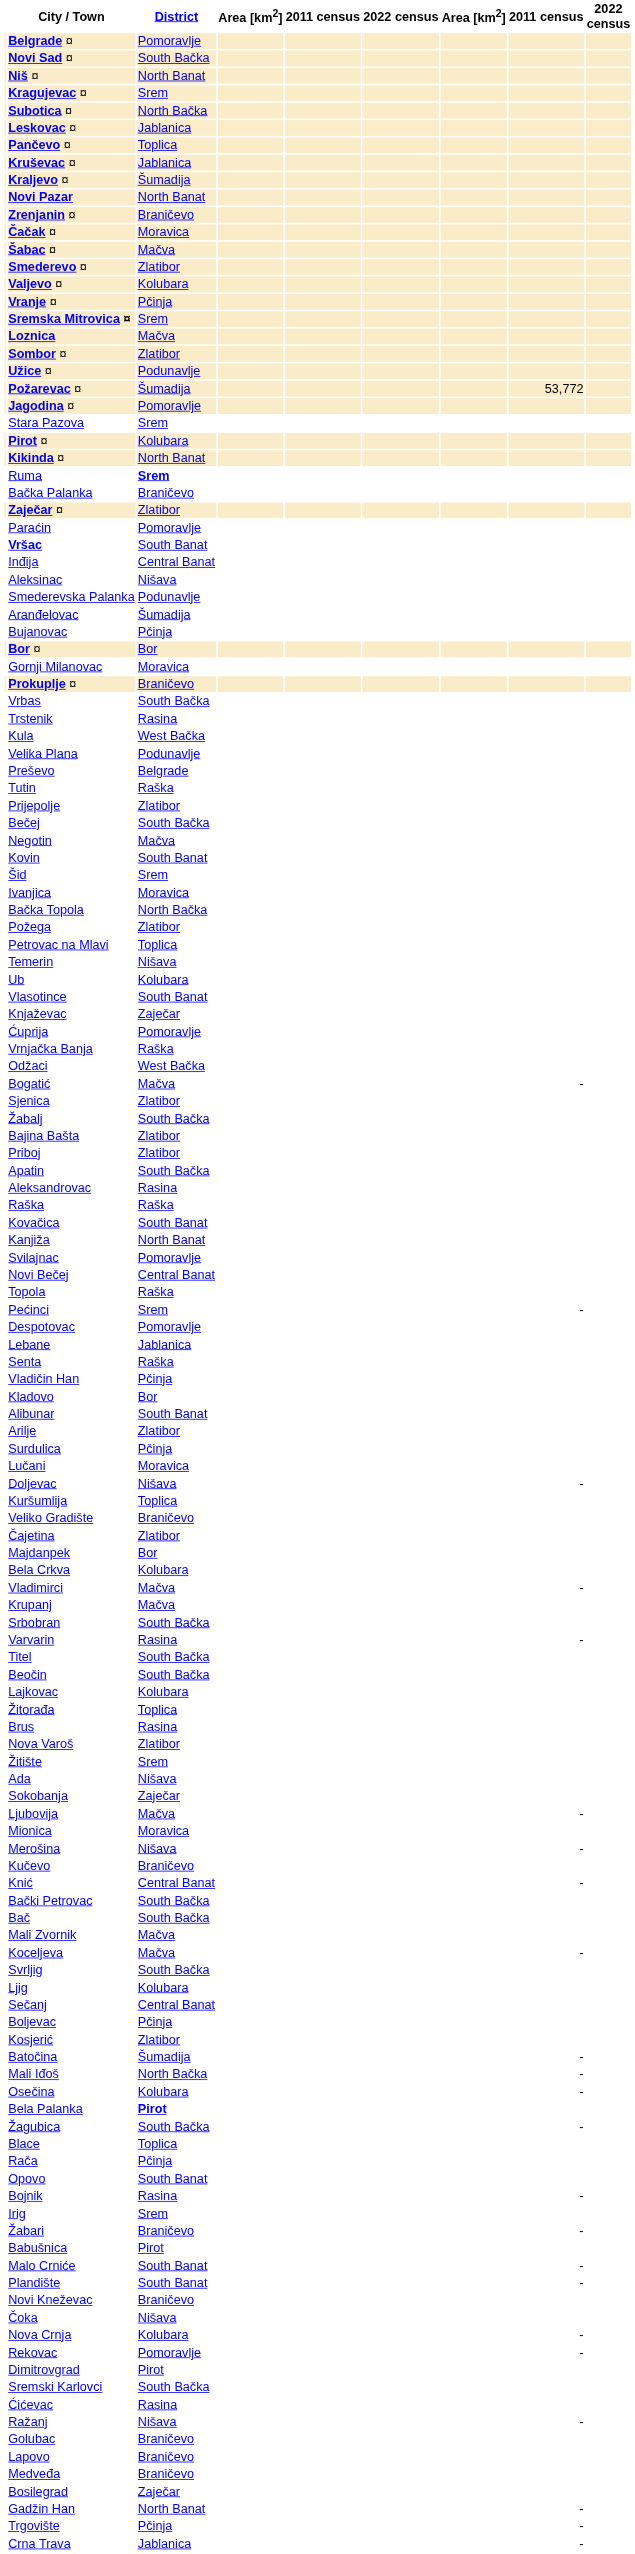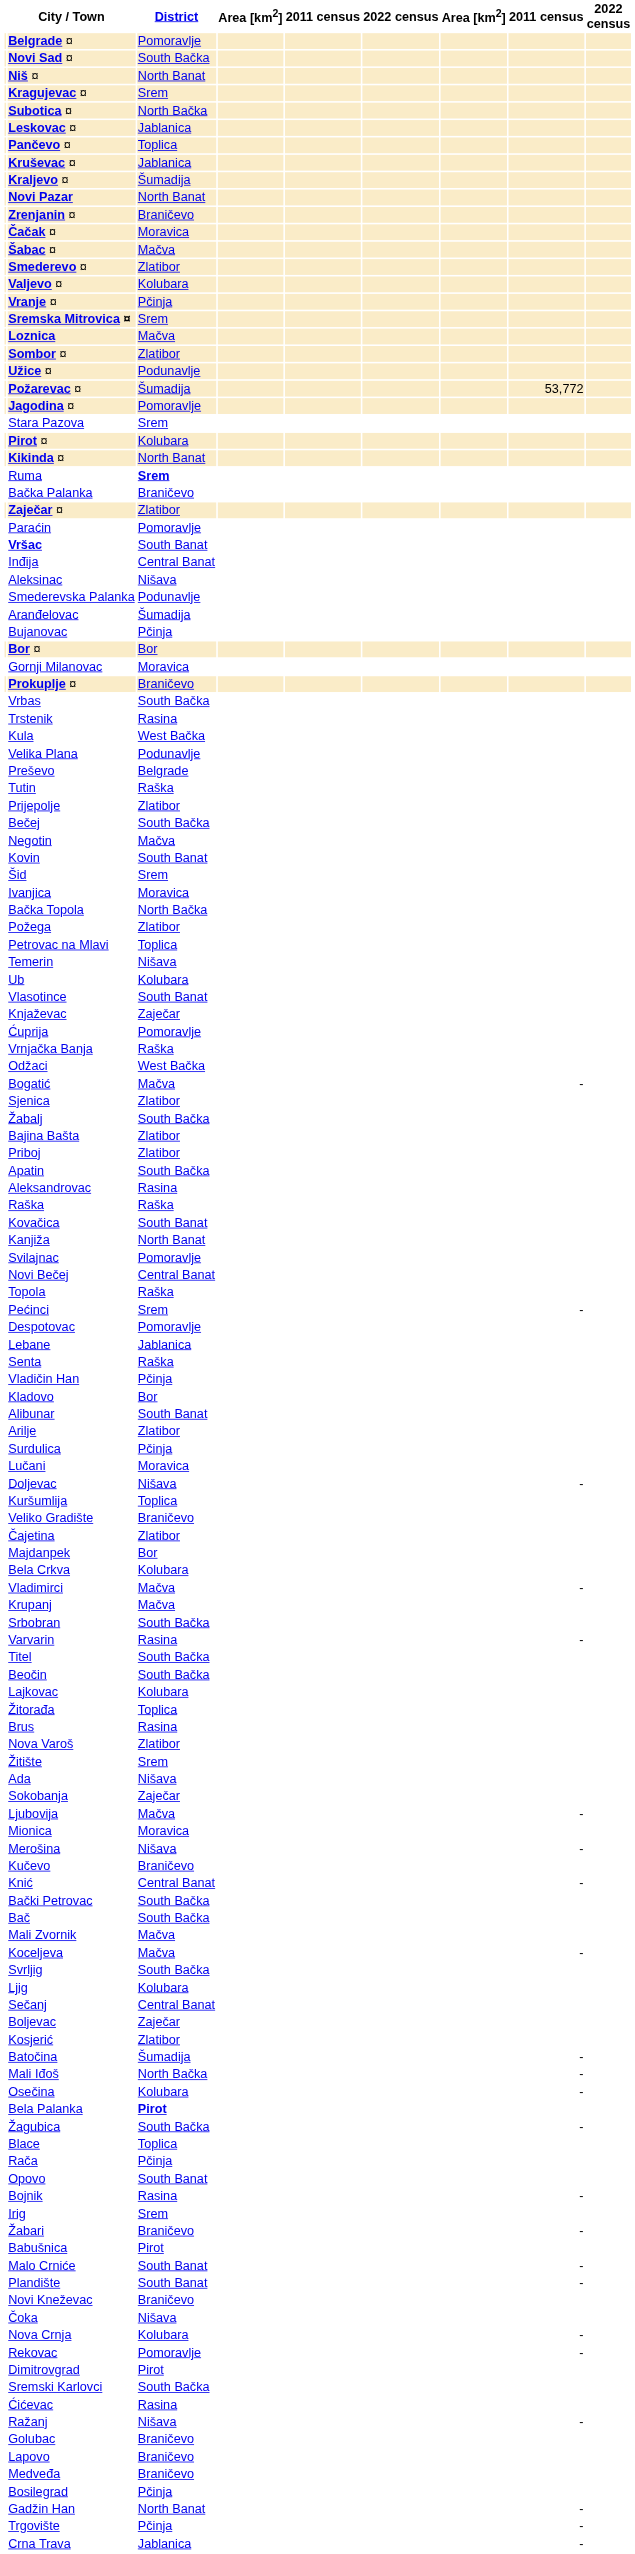(155, 2022) Pčinja -> (159, 2022) Zaječar
(159, 2491) Zaječar -> (155, 2491) Pčinja
